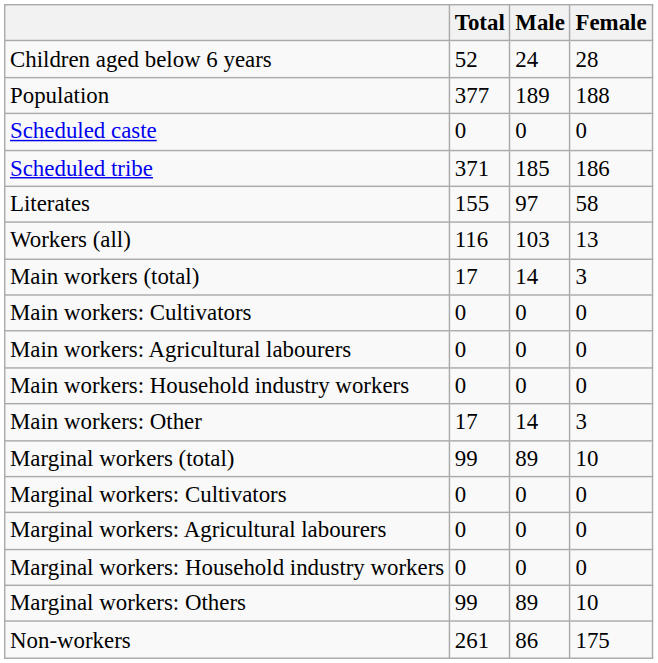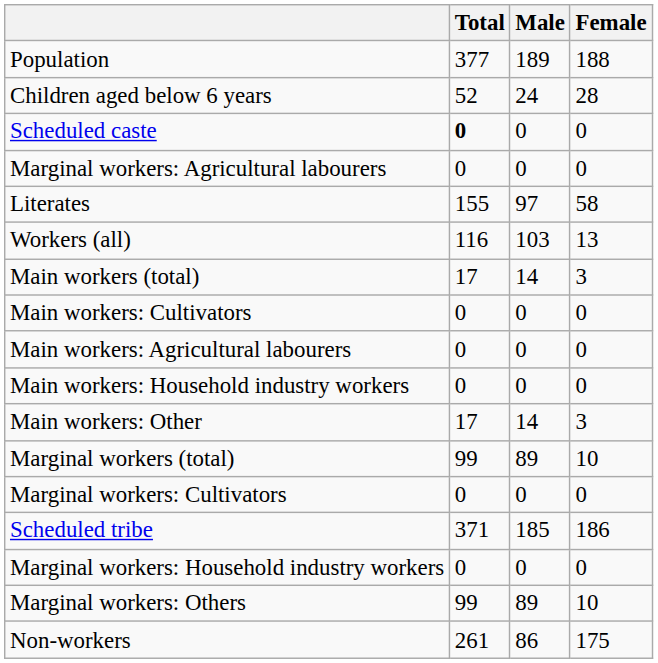rows swapped: (60, 95) <-> (141, 58)
(460, 131) normal -> (460, 131) bold
rows swapped: (81, 167) <-> (198, 530)
